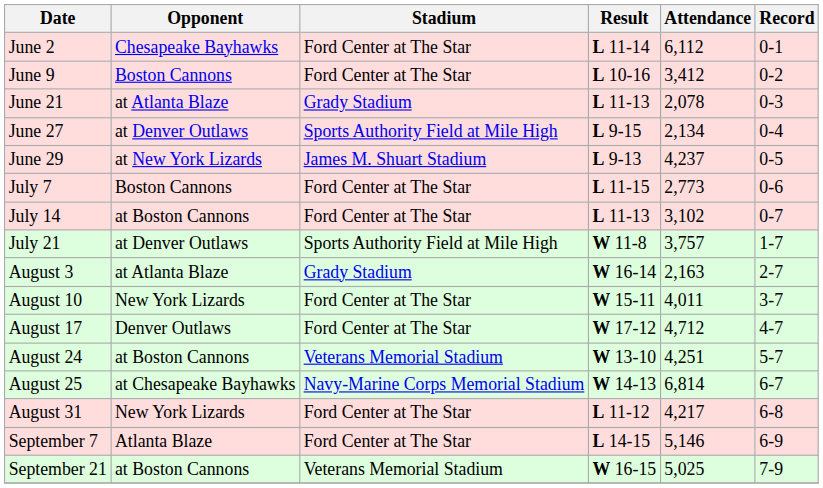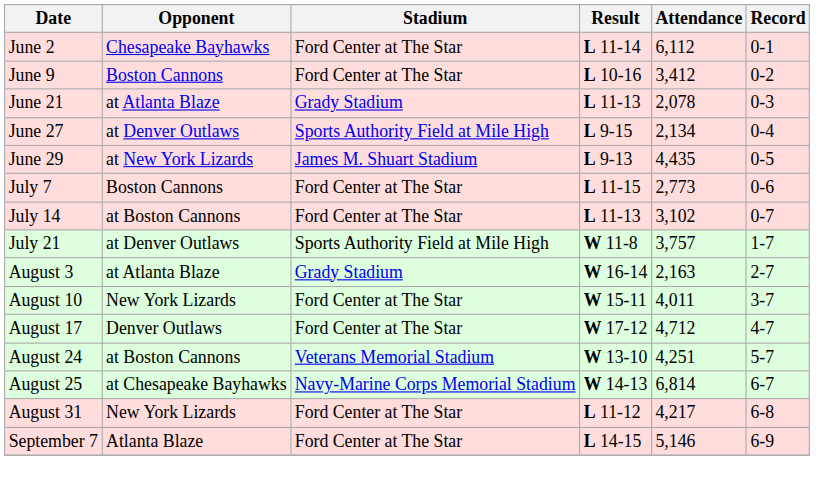(684, 159) 4,237 -> (675, 159) 4,435
- row: (58, 469)
